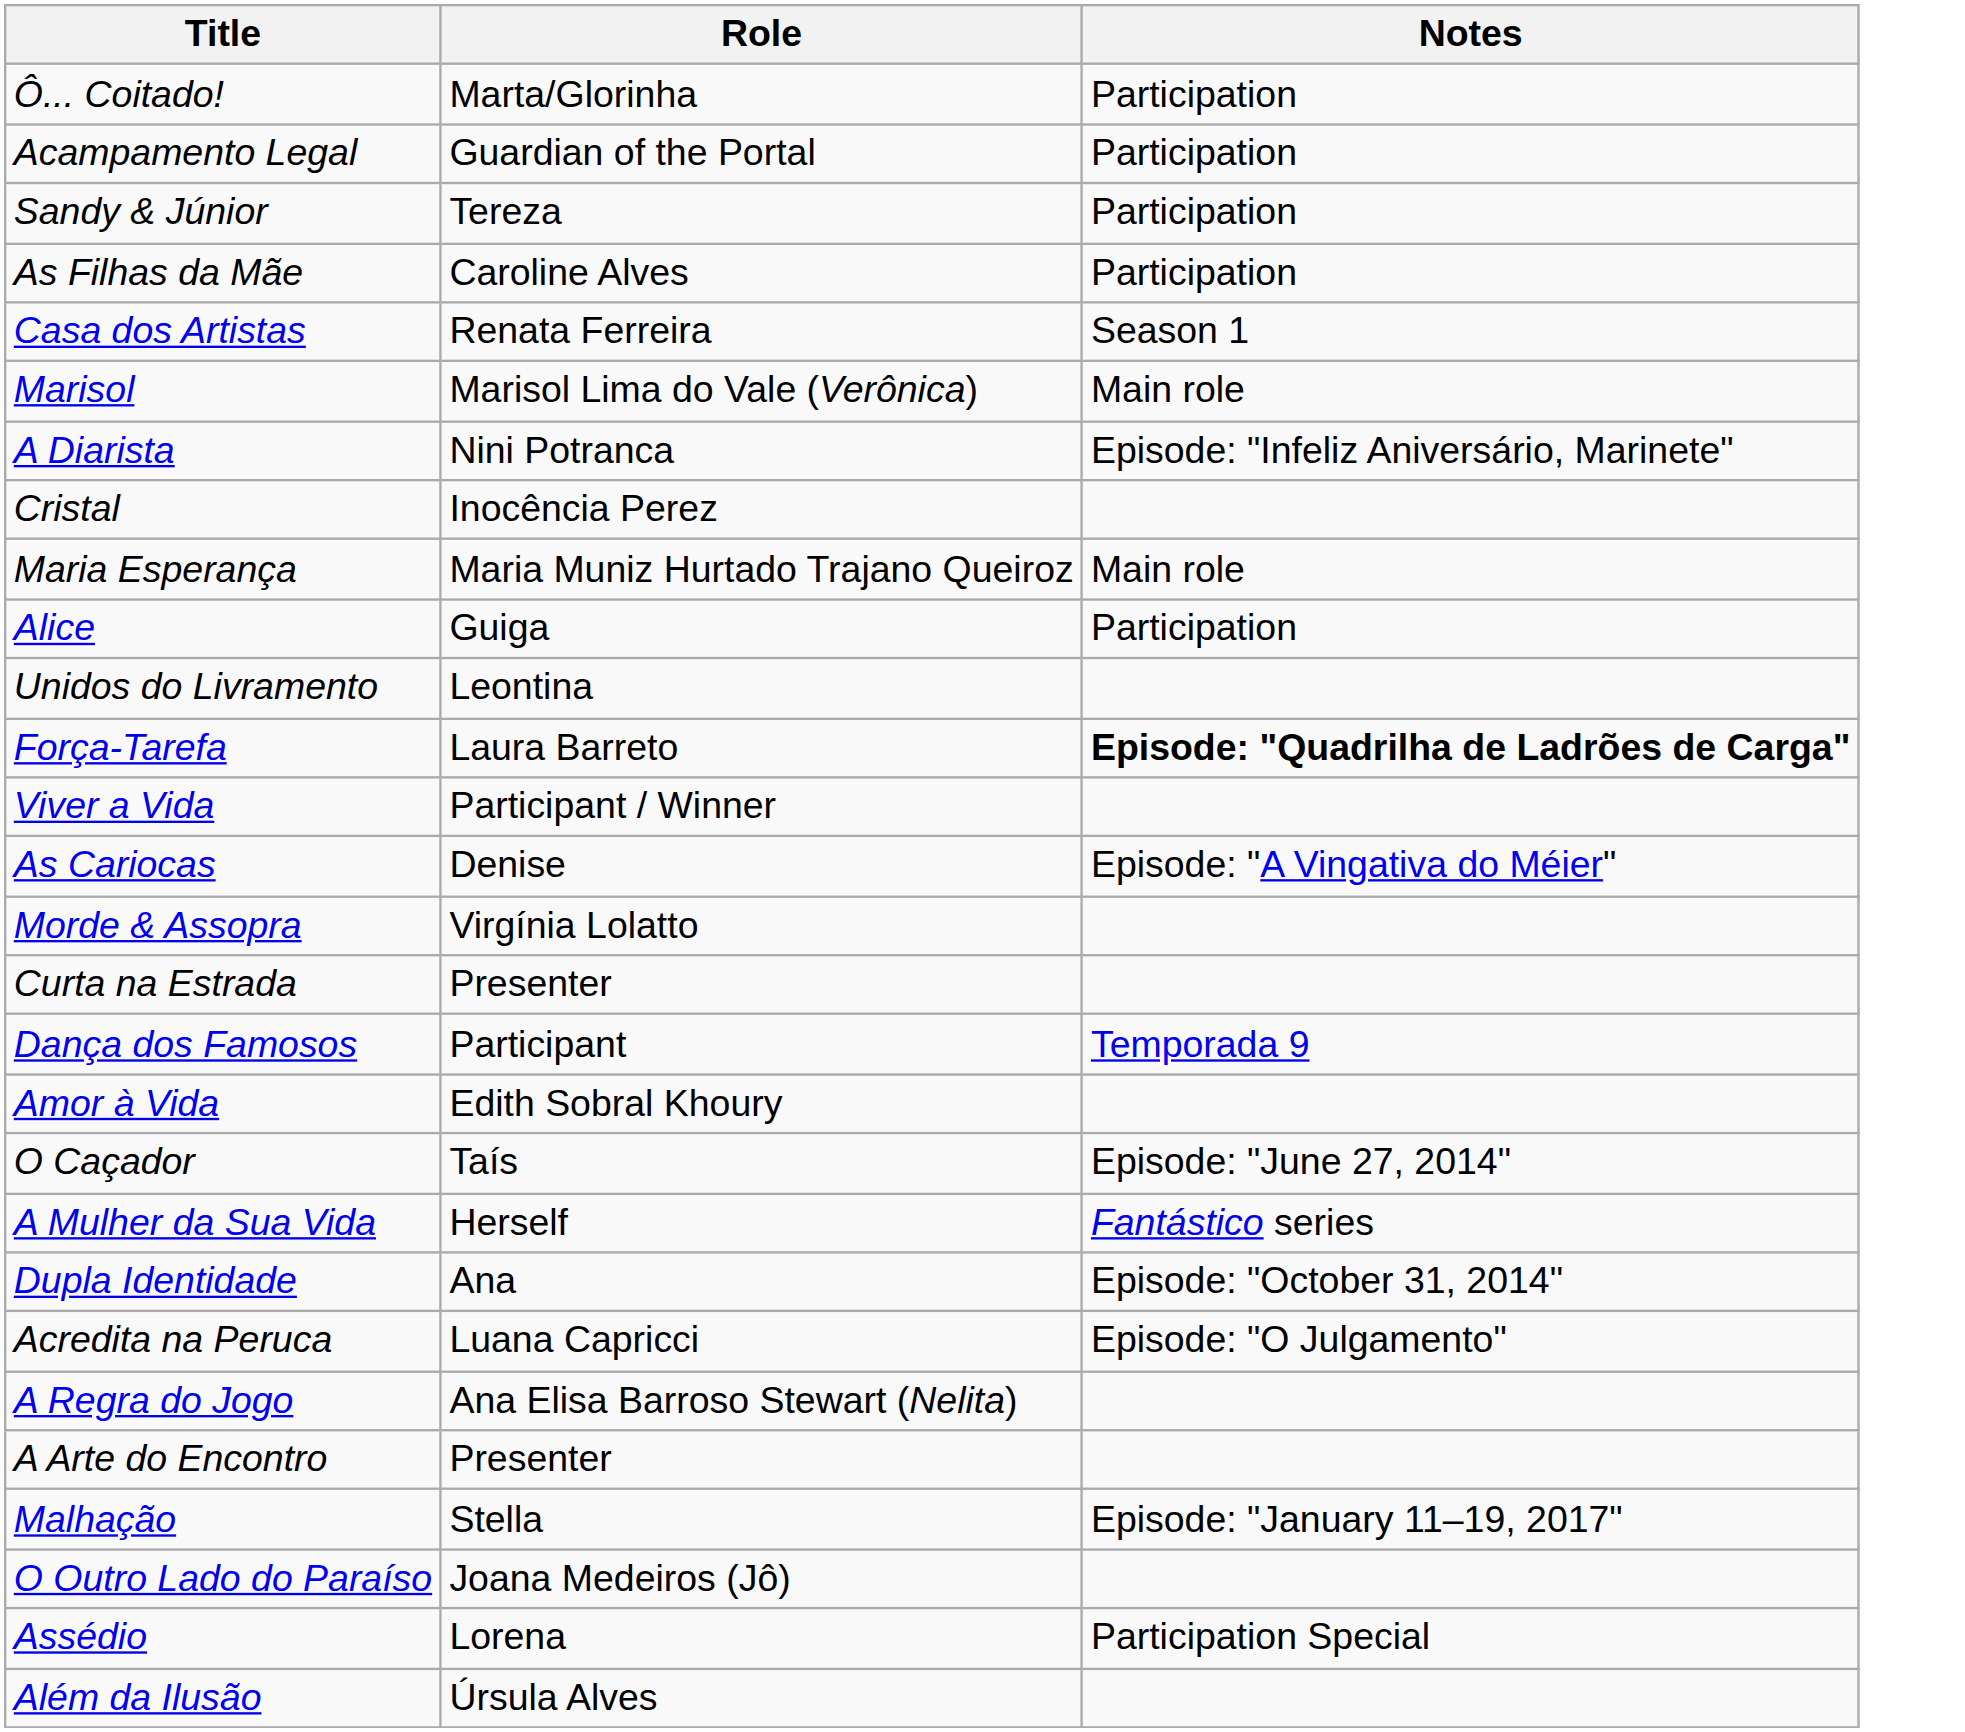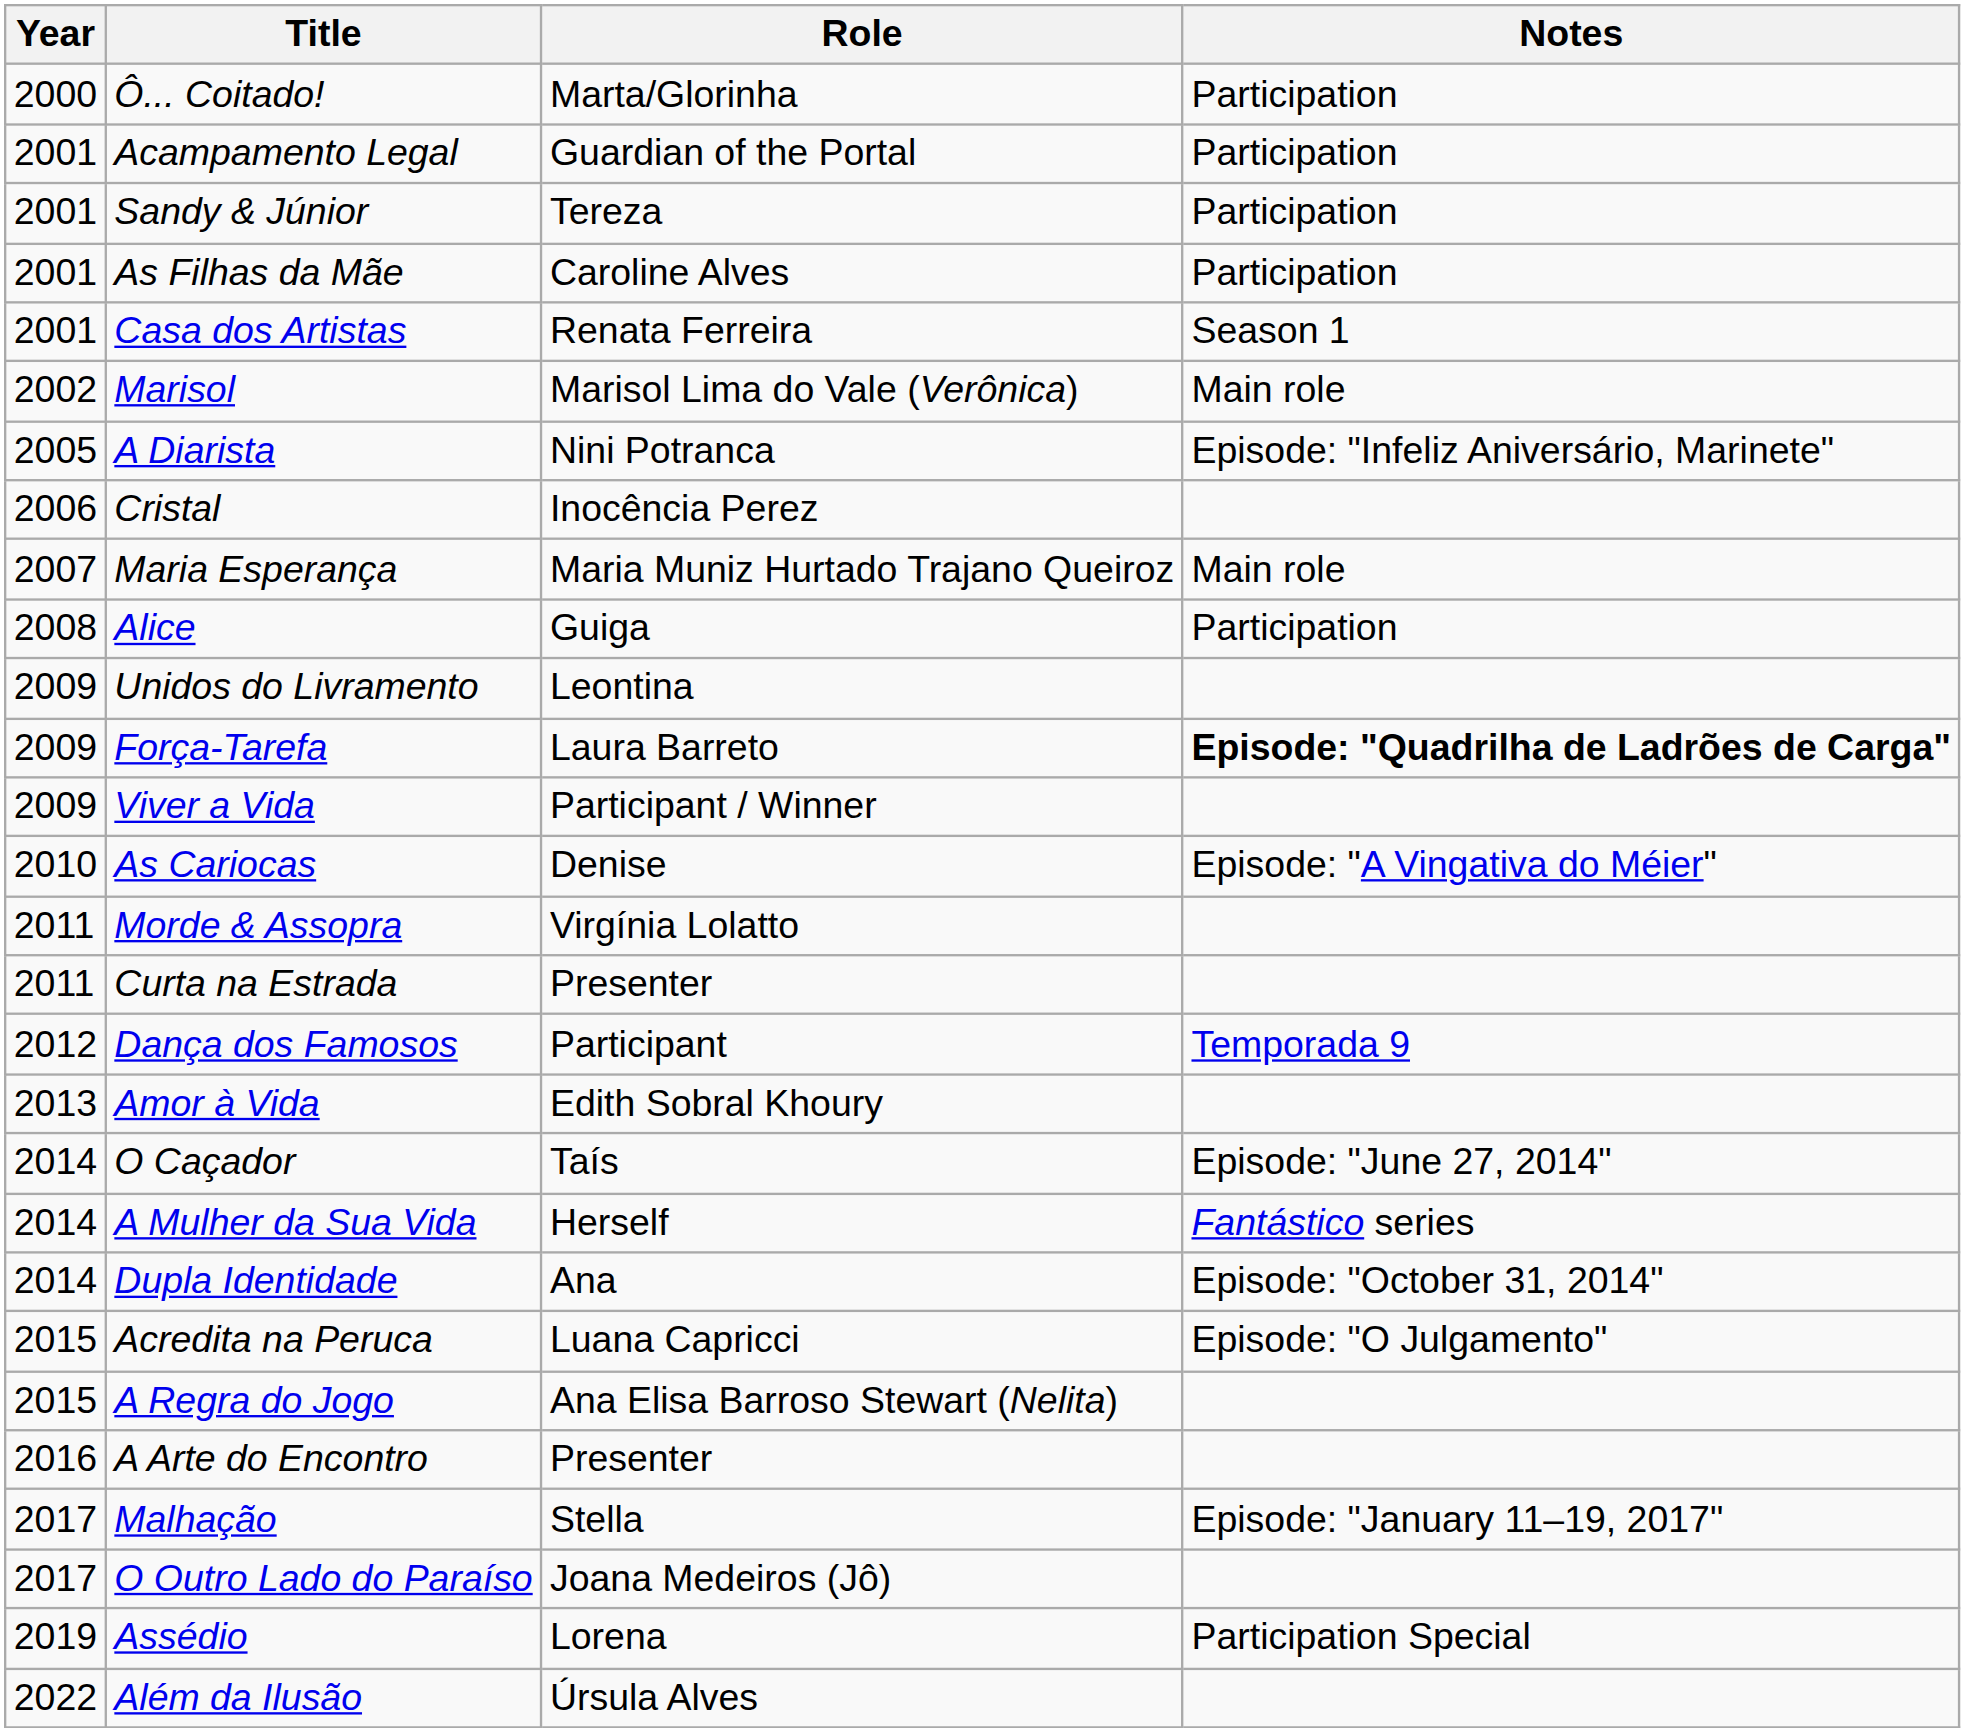+ column: (55, 34)
